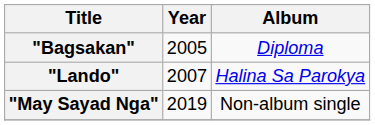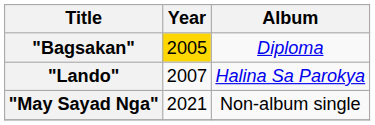(187, 47) no background -> (187, 47) gold background
(187, 104) 2019 -> (187, 104) 2021
